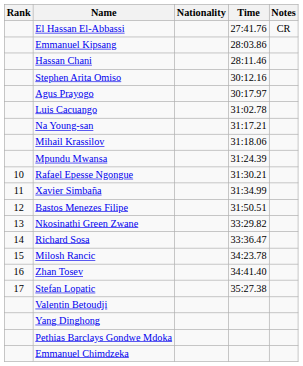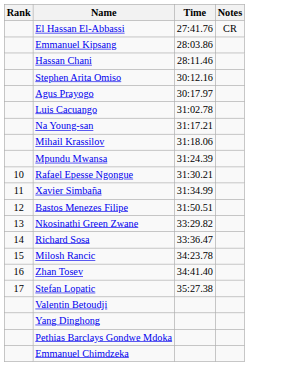- column: (201, 12)
